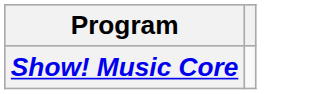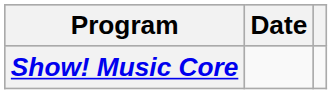+ column: (279, 25)
